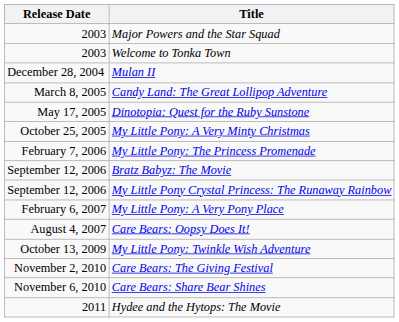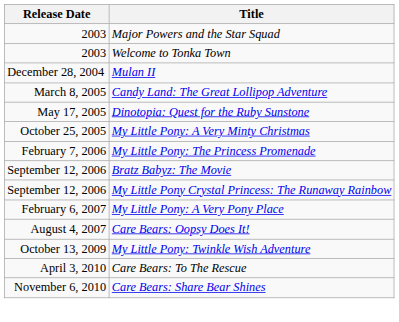+ row: (179, 268)
- row: (192, 268)
- row: (196, 307)
